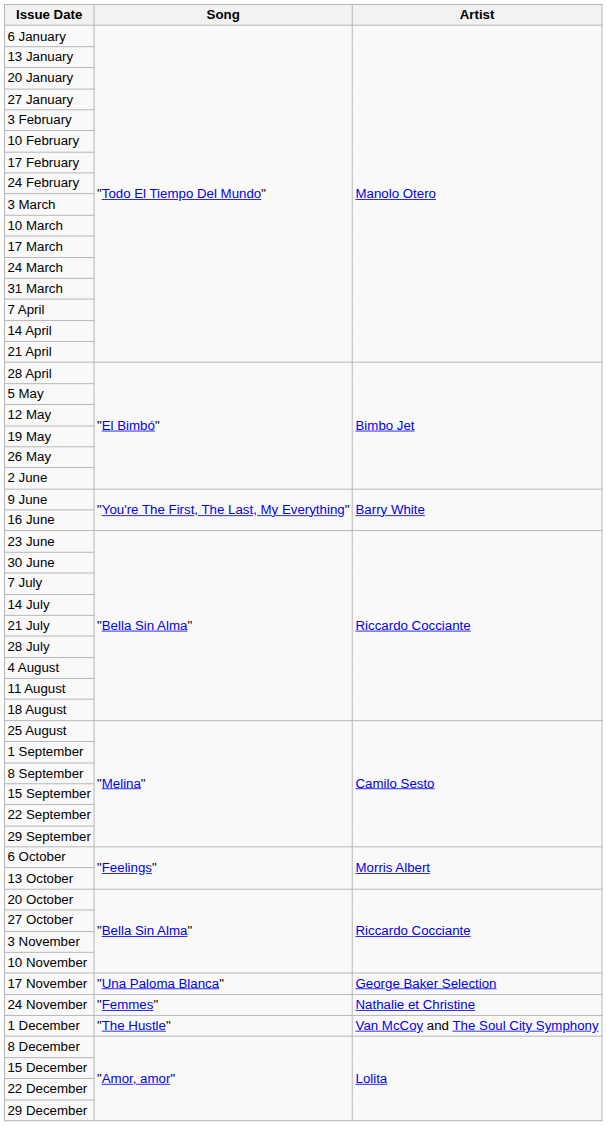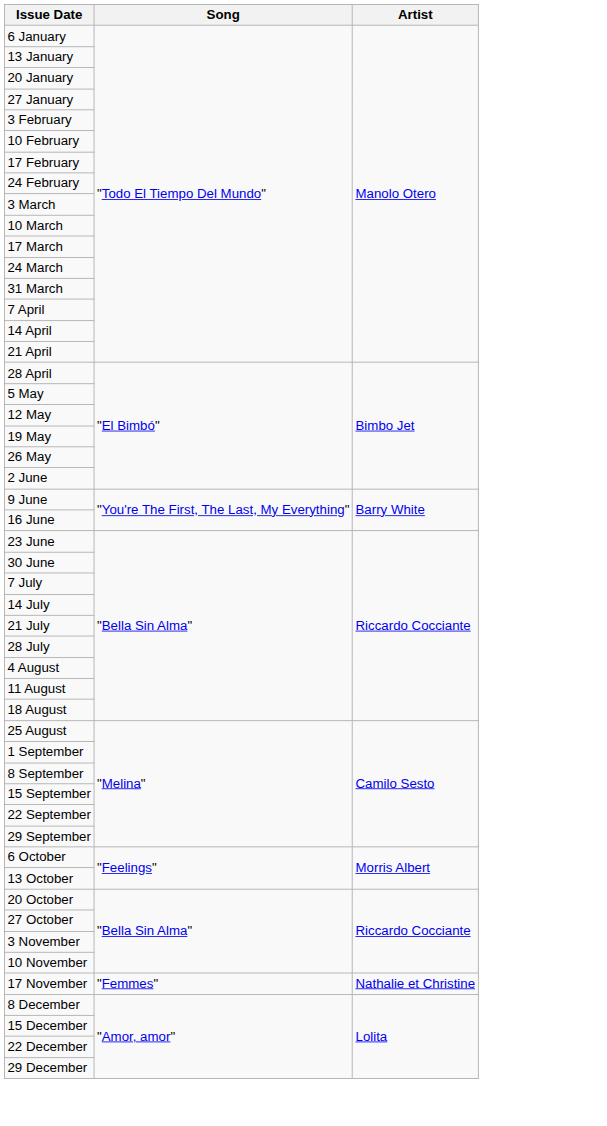(160, 983) "Una Paloma Blanca" -> (128, 983) "Femmes"
(426, 983) George Baker Selection -> (415, 983) Nathalie et Christine
- row: (47, 1004)
- row: (44, 1025)
